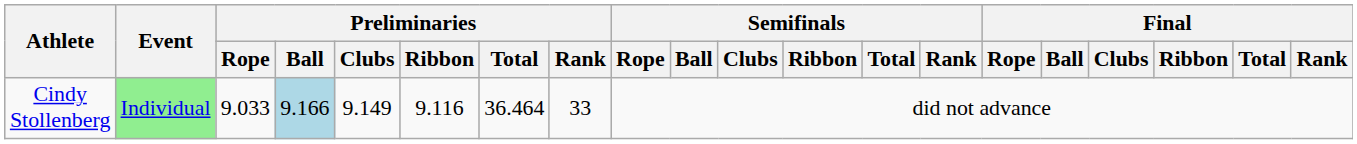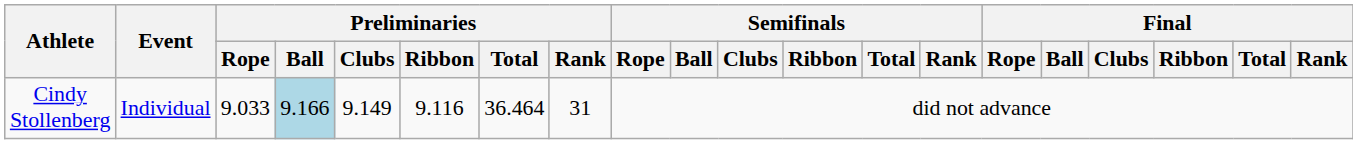(166, 108) lightgreen background -> (166, 108) no background
(580, 108) 33 -> (580, 108) 31
